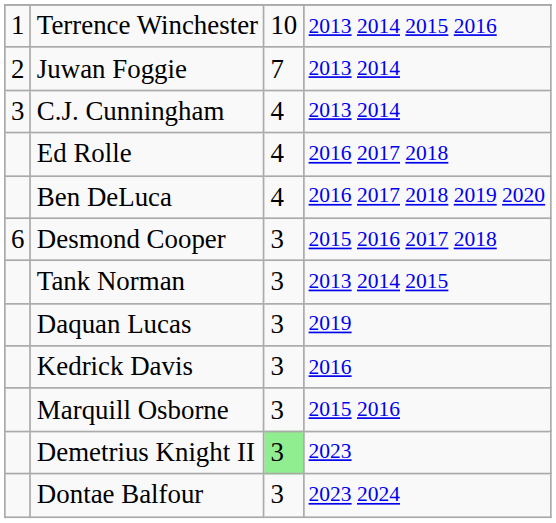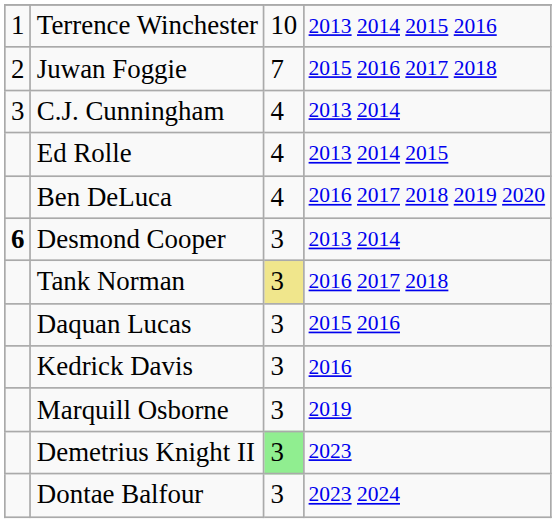(354, 68) 2013 2014 -> (403, 68) 2015 2016 2017 2018
(378, 153) 2016 2017 2018 -> (378, 153) 2013 2014 2015
(18, 238) normal -> (18, 238) bold
(403, 238) 2015 2016 2017 2018 -> (354, 238) 2013 2014
(277, 281) no background -> (277, 281) khaki background
(378, 281) 2013 2014 2015 -> (378, 281) 2016 2017 2018
(330, 324) 2019 -> (354, 324) 2015 2016
(354, 409) 2015 2016 -> (330, 409) 2019
